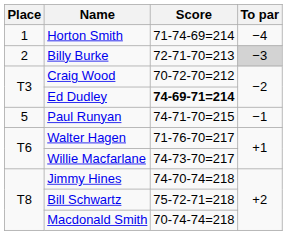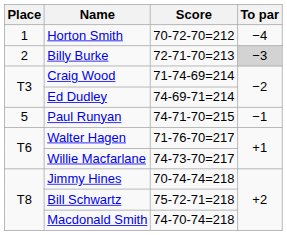(194, 35) 71-74-69=214 -> (194, 35) 70-72-70=212
(194, 76) 70-72-70=212 -> (194, 76) 71-74-69=214
(194, 96) bold -> (194, 96) normal
(194, 179) 74-70-74=218 -> (194, 179) 70-74-74=218
(194, 220) 70-74-74=218 -> (194, 220) 74-70-74=218
